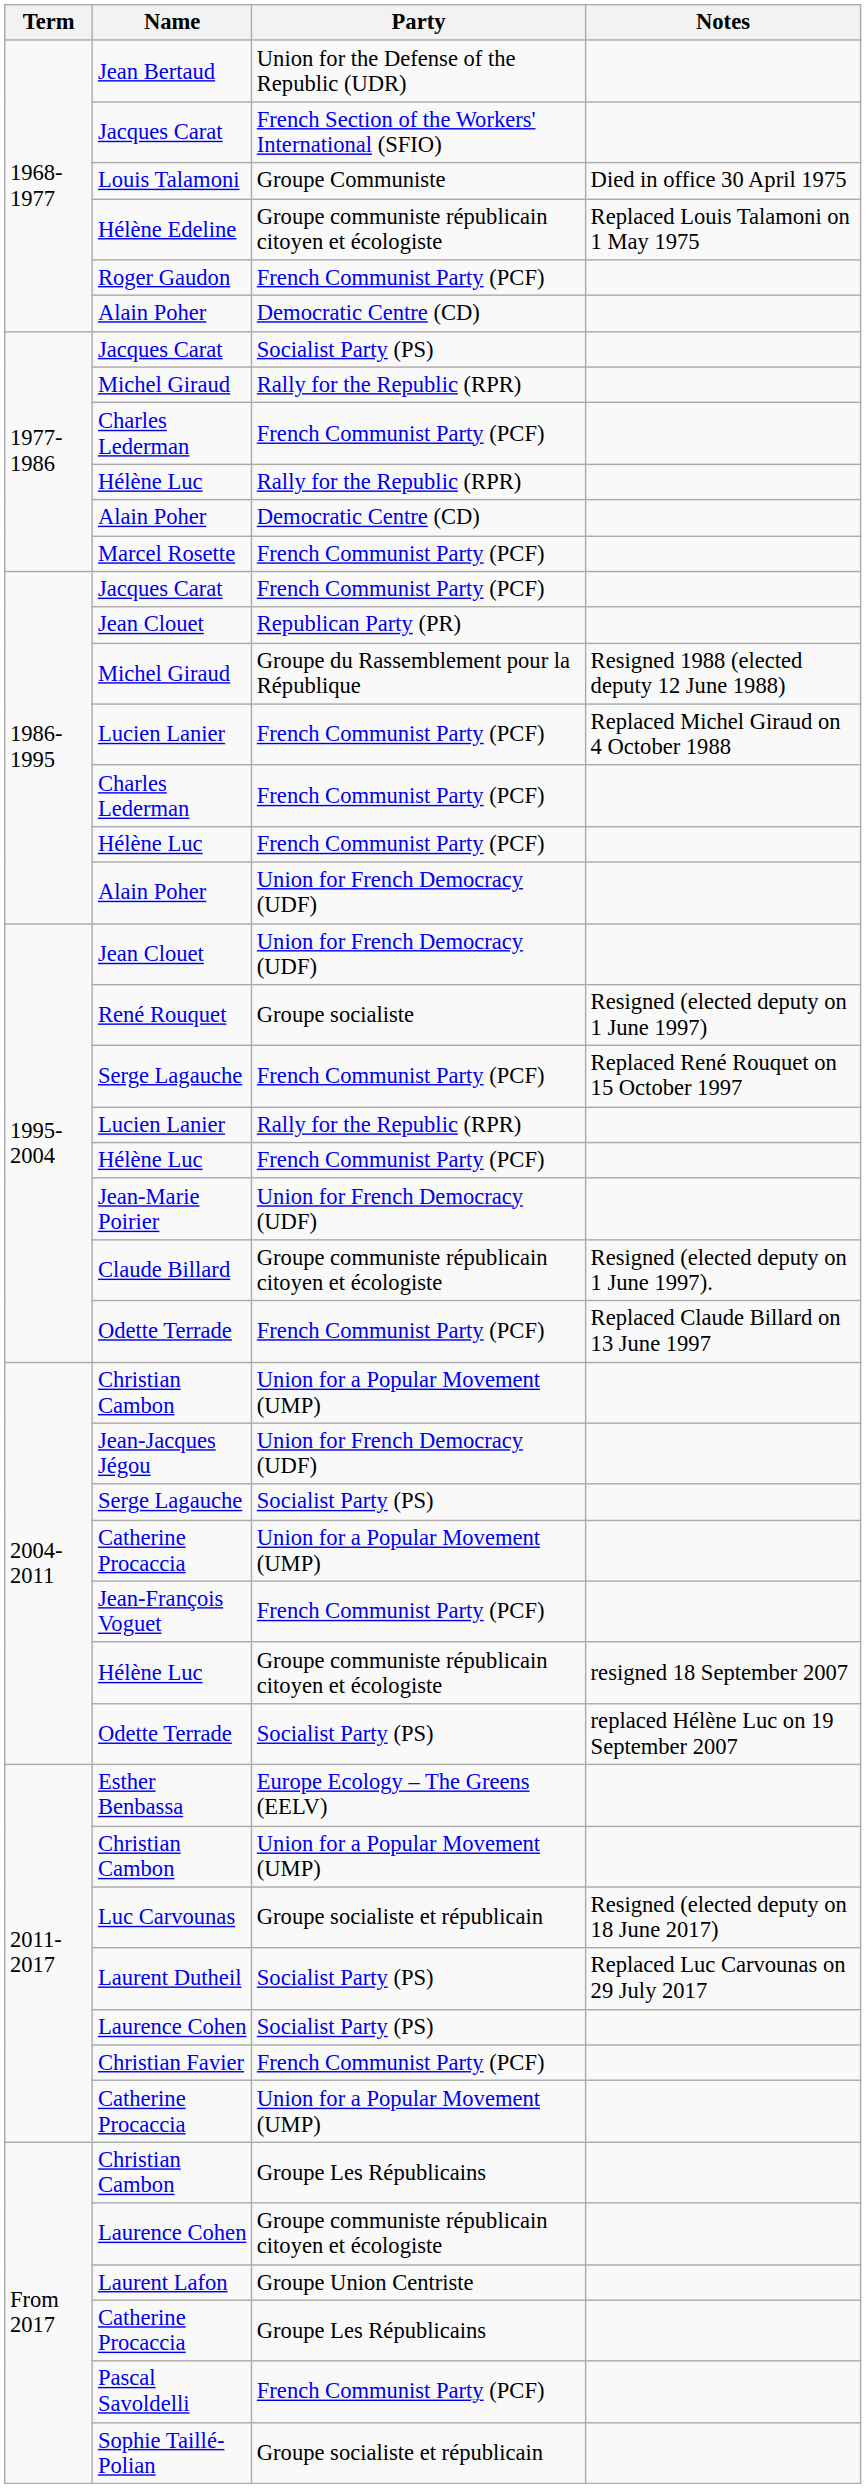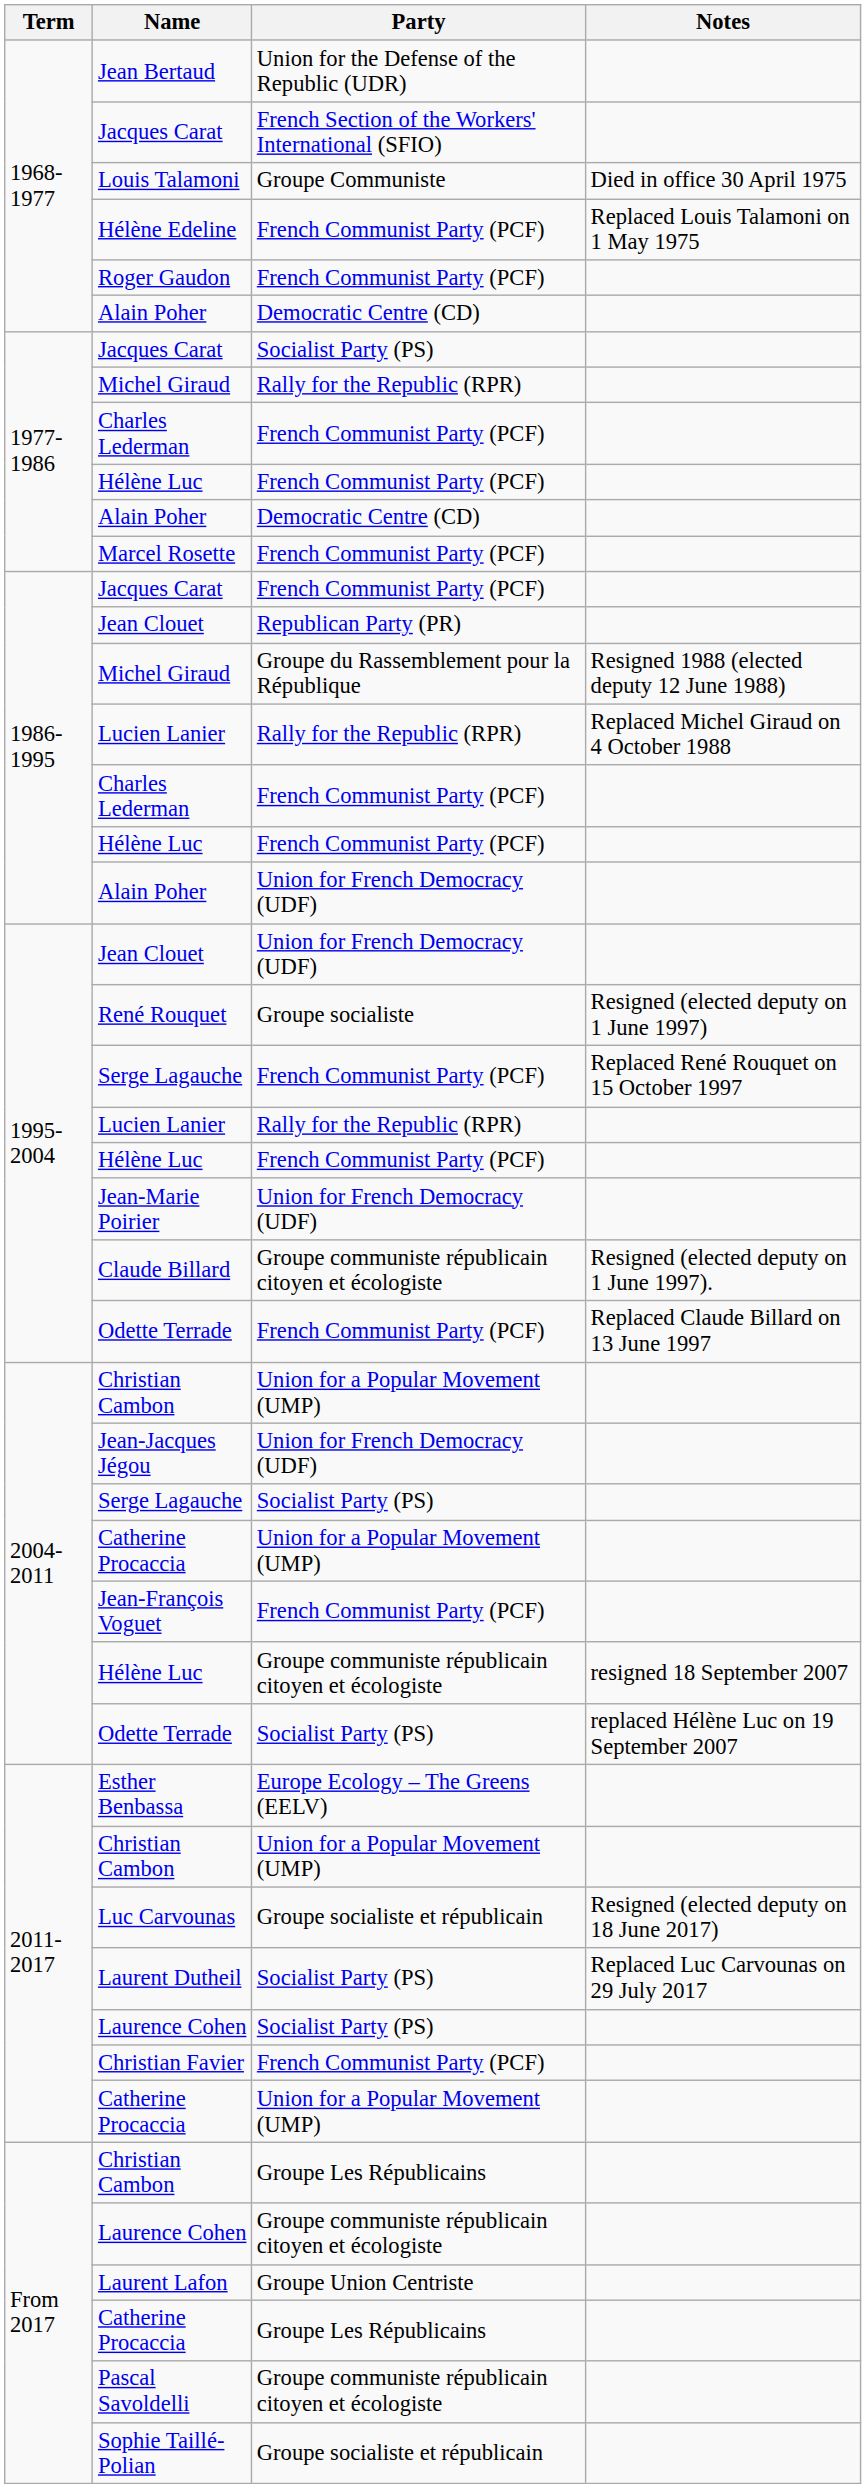(402, 228) Groupe communiste républicain citoyen et écologiste -> (401, 228) French Communist Party (PCF)
(389, 481) Rally for the Republic (RPR) -> (401, 481) French Communist Party (PCF)
(401, 734) French Communist Party (PCF) -> (389, 734) Rally for the Republic (RPR)
(401, 2391) French Communist Party (PCF) -> (402, 2391) Groupe communiste républicain citoyen et écologiste
